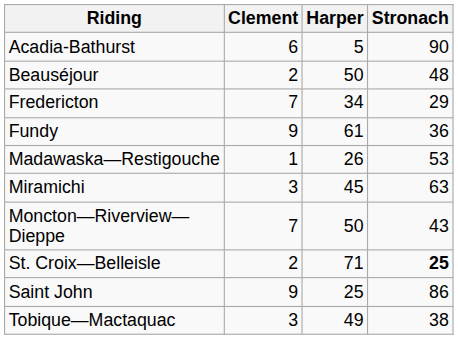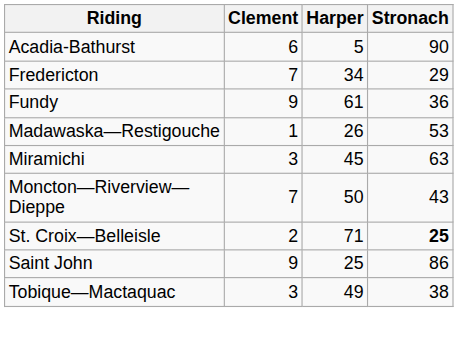- row: (54, 74)
